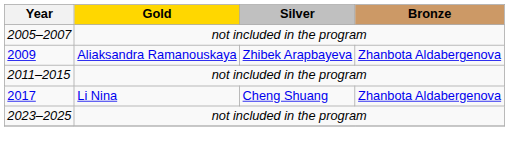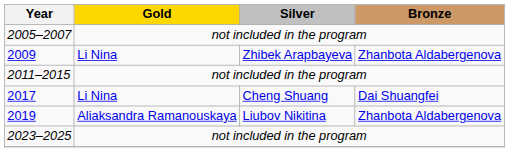(157, 55) Aliaksandra Ramanouskaya -> (97, 55) Li Nina
(430, 95) Zhanbota Aldabergenova -> (398, 95) Dai Shuangfei
+ row: (22, 116)
